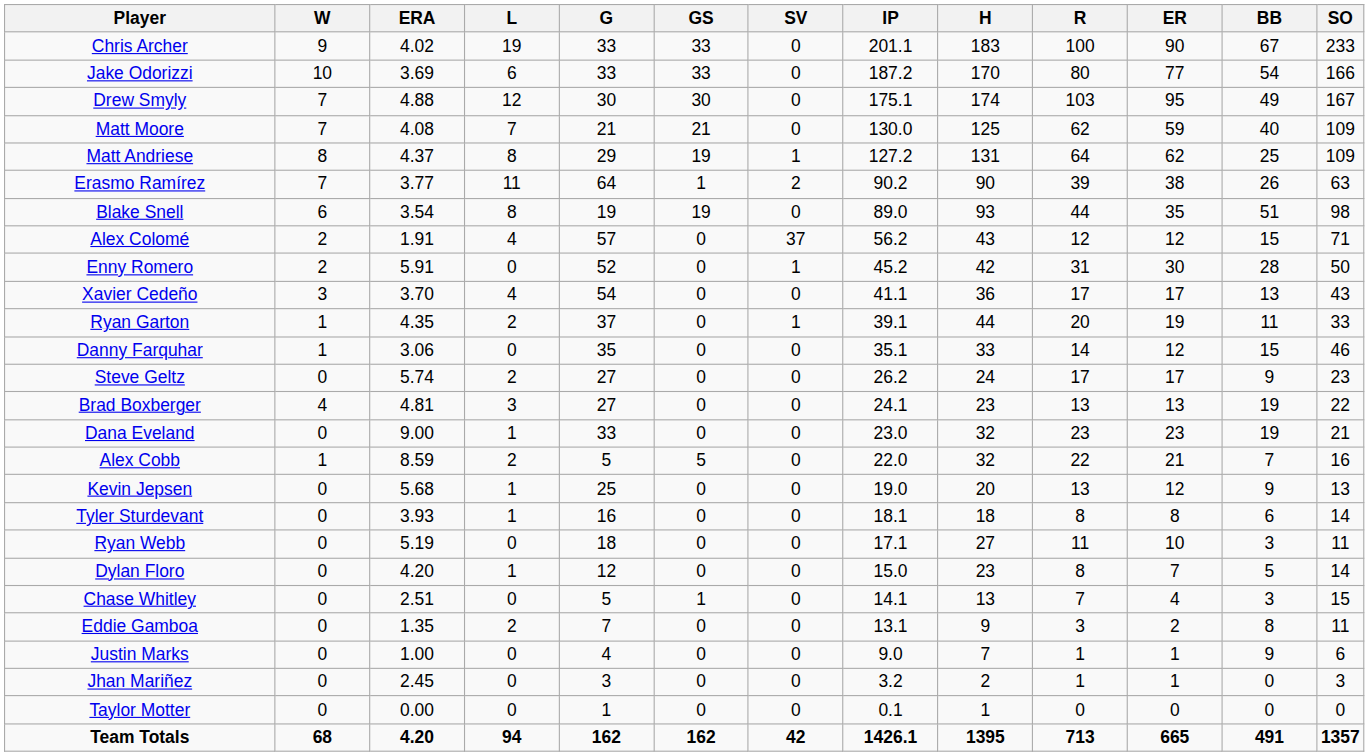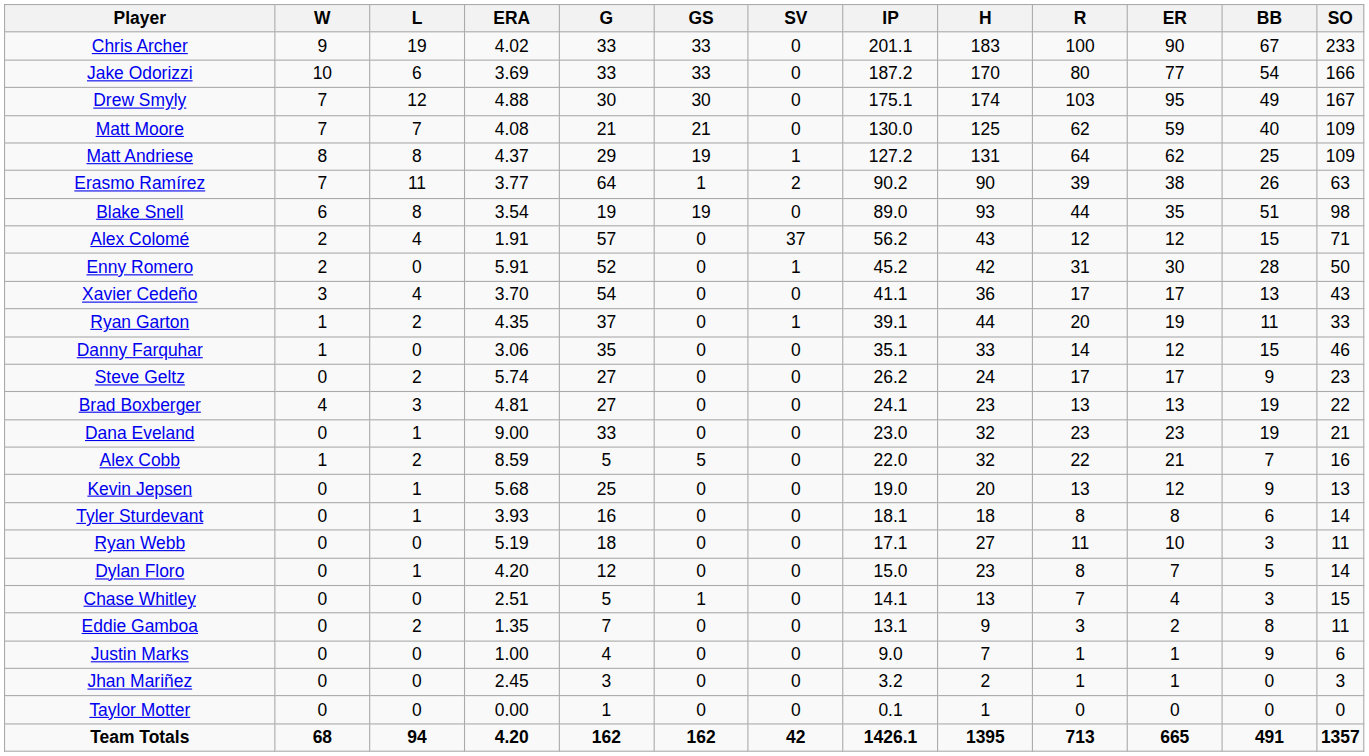columns swapped: (512, 18) <-> (417, 18)
